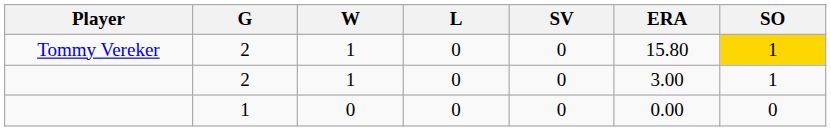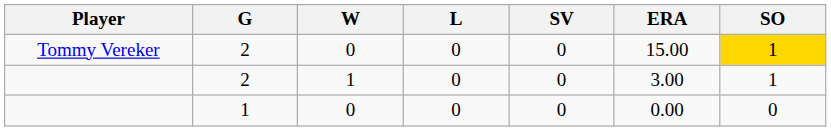(351, 49) 1 -> (351, 49) 0
(667, 49) 15.80 -> (667, 49) 15.00
